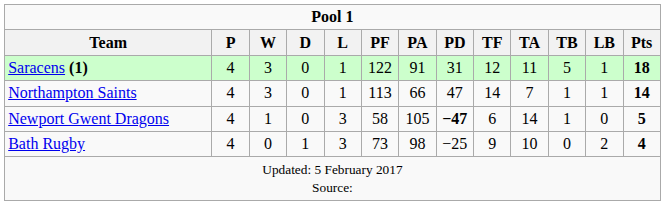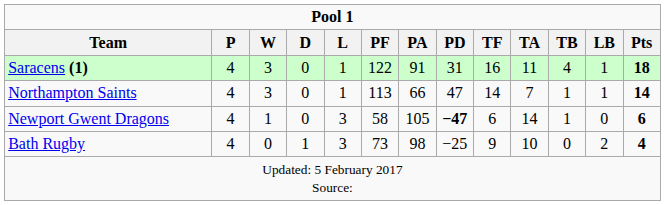(492, 67) 12 -> (492, 67) 16
(567, 67) 5 -> (567, 67) 4
(642, 118) 5 -> (642, 118) 6
